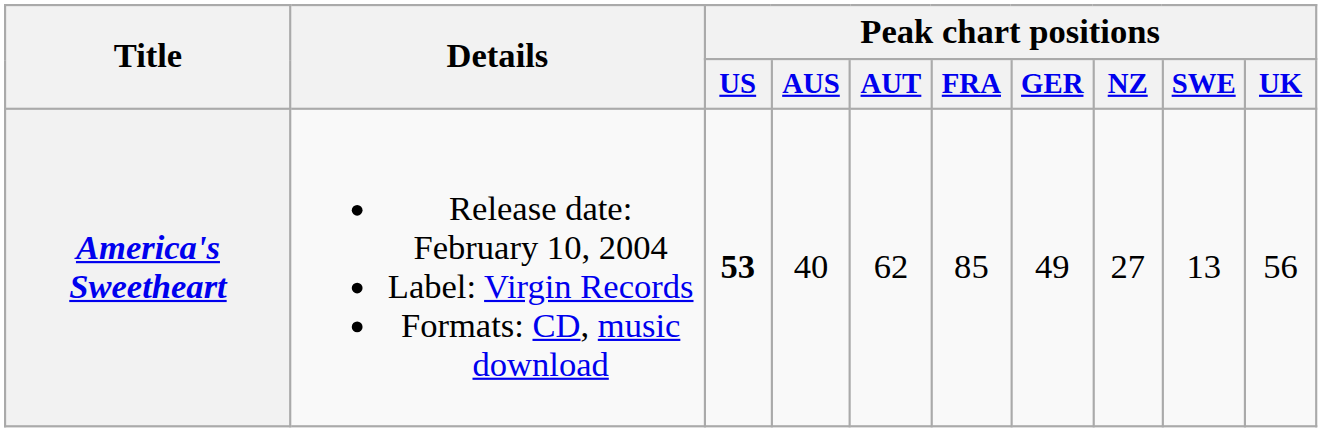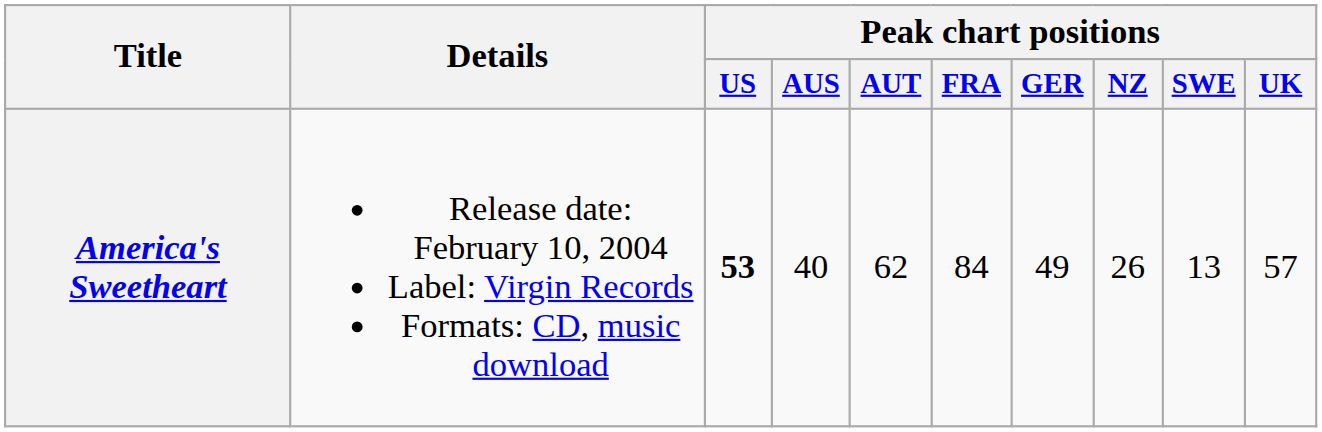(971, 266) 85 -> (971, 266) 84
(1128, 266) 27 -> (1128, 266) 26
(1281, 266) 56 -> (1281, 266) 57
